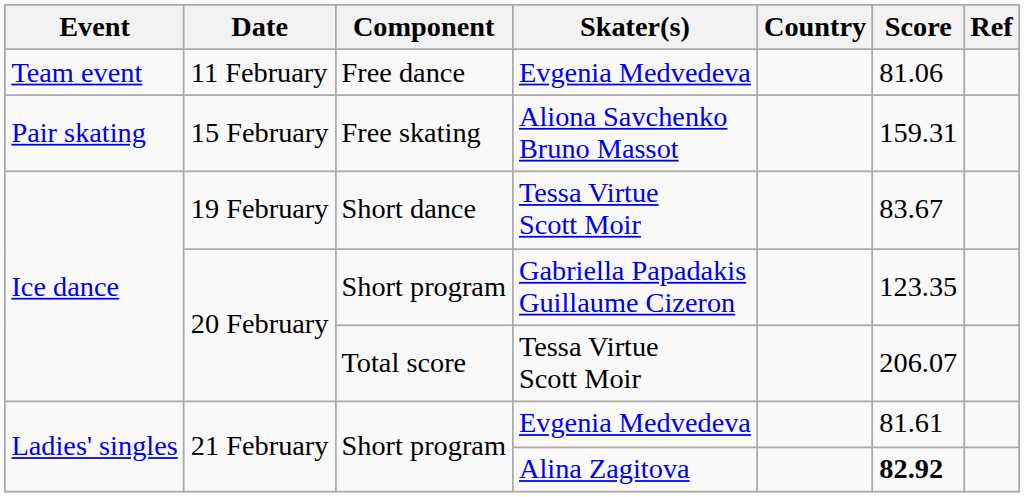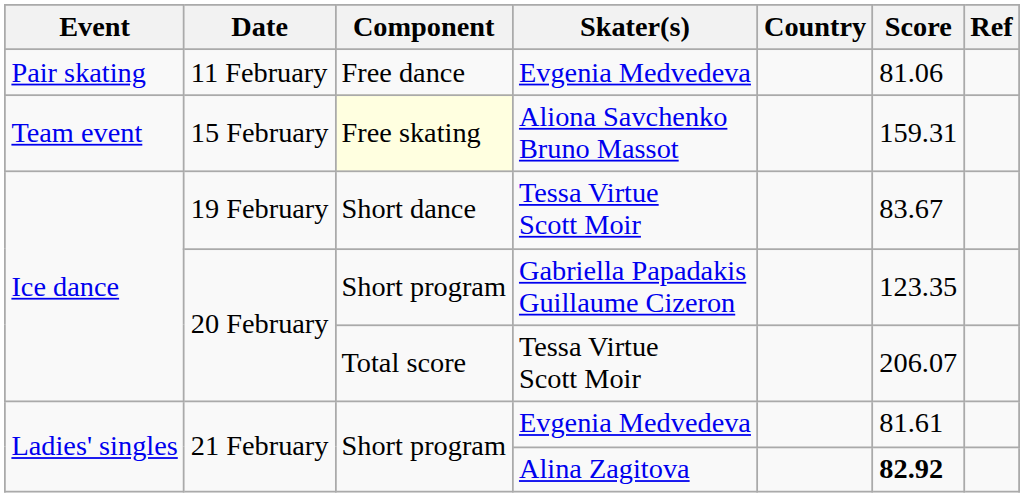(77, 71) Team event -> (79, 71) Pair skating
(79, 132) Pair skating -> (77, 132) Team event
(411, 132) no background -> (411, 132) lightyellow background
